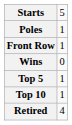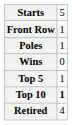rows swapped: (31, 29) <-> (31, 45)
(62, 95) normal -> (62, 95) bold
